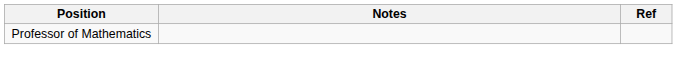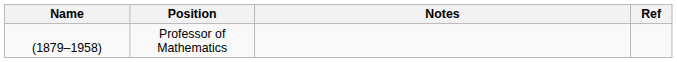+ column: (67, 14)
